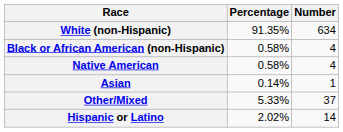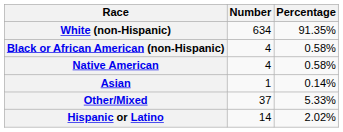columns swapped: (315, 13) <-> (259, 13)
